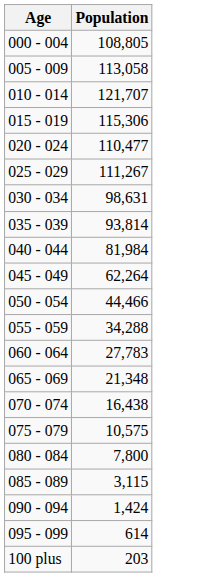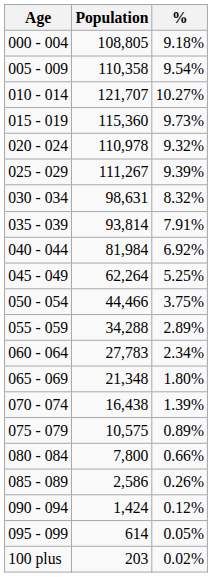+ column: (180, 17)
(123, 69) 113,058 -> (123, 69) 110,358
(123, 120) 115,306 -> (123, 120) 115,360
(123, 146) 110,477 -> (123, 146) 110,978
(131, 482) 3,115 -> (131, 482) 2,586
